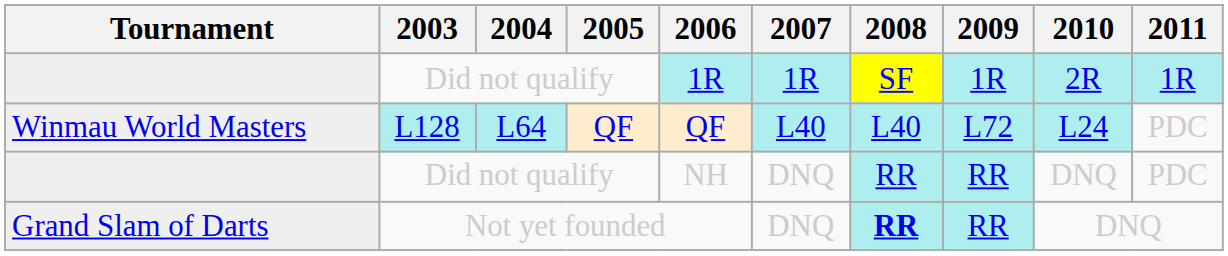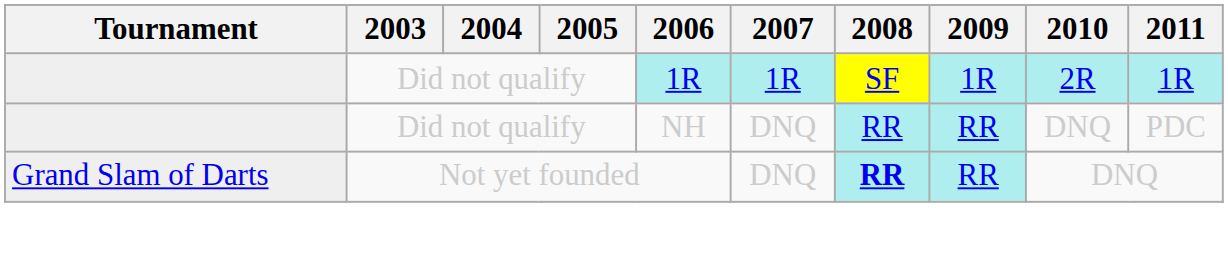- row: (159, 126)
